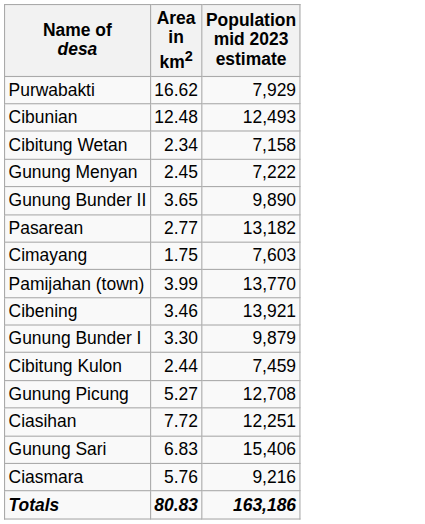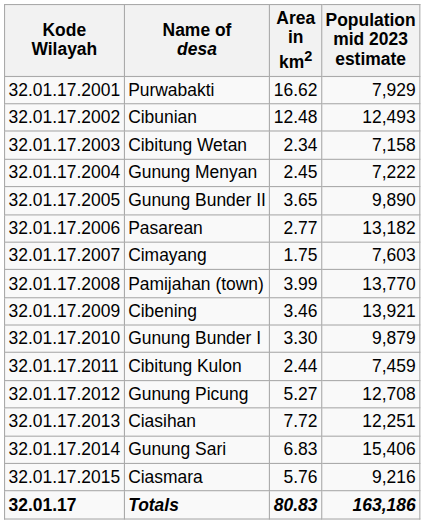+ column: (64, 40)
